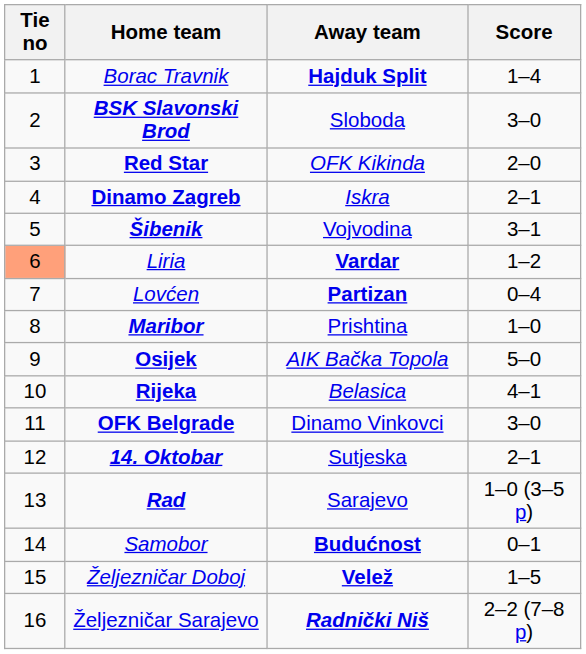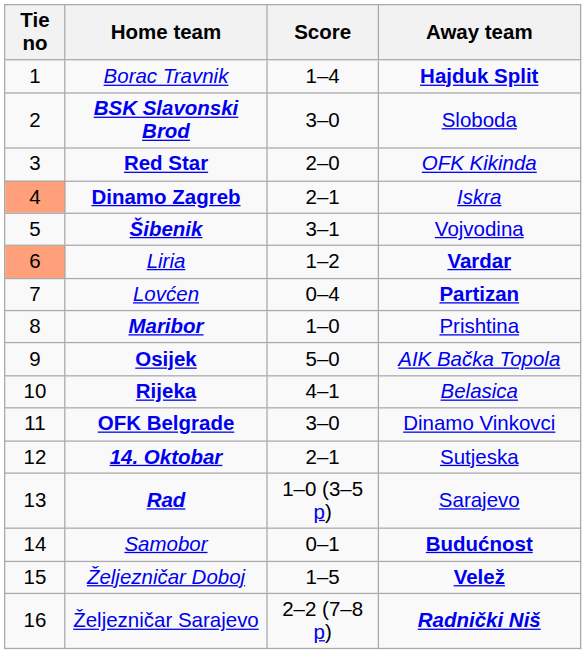columns swapped: (524, 32) <-> (367, 32)
(35, 196) no background -> (35, 196) lightsalmon background
